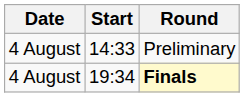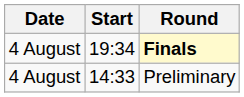rows swapped: (189, 48) <-> (170, 77)
